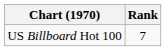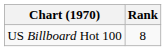(143, 35) 7 -> (143, 35) 8
